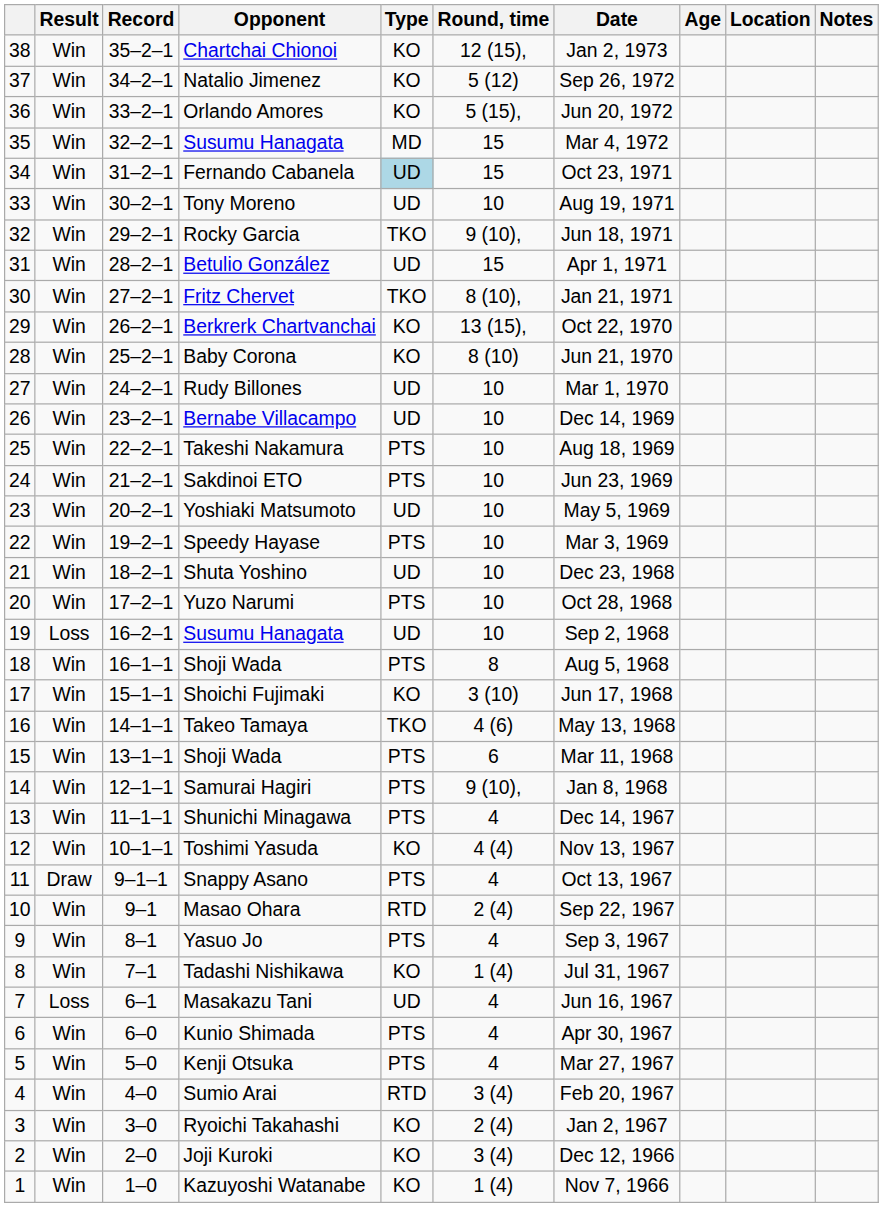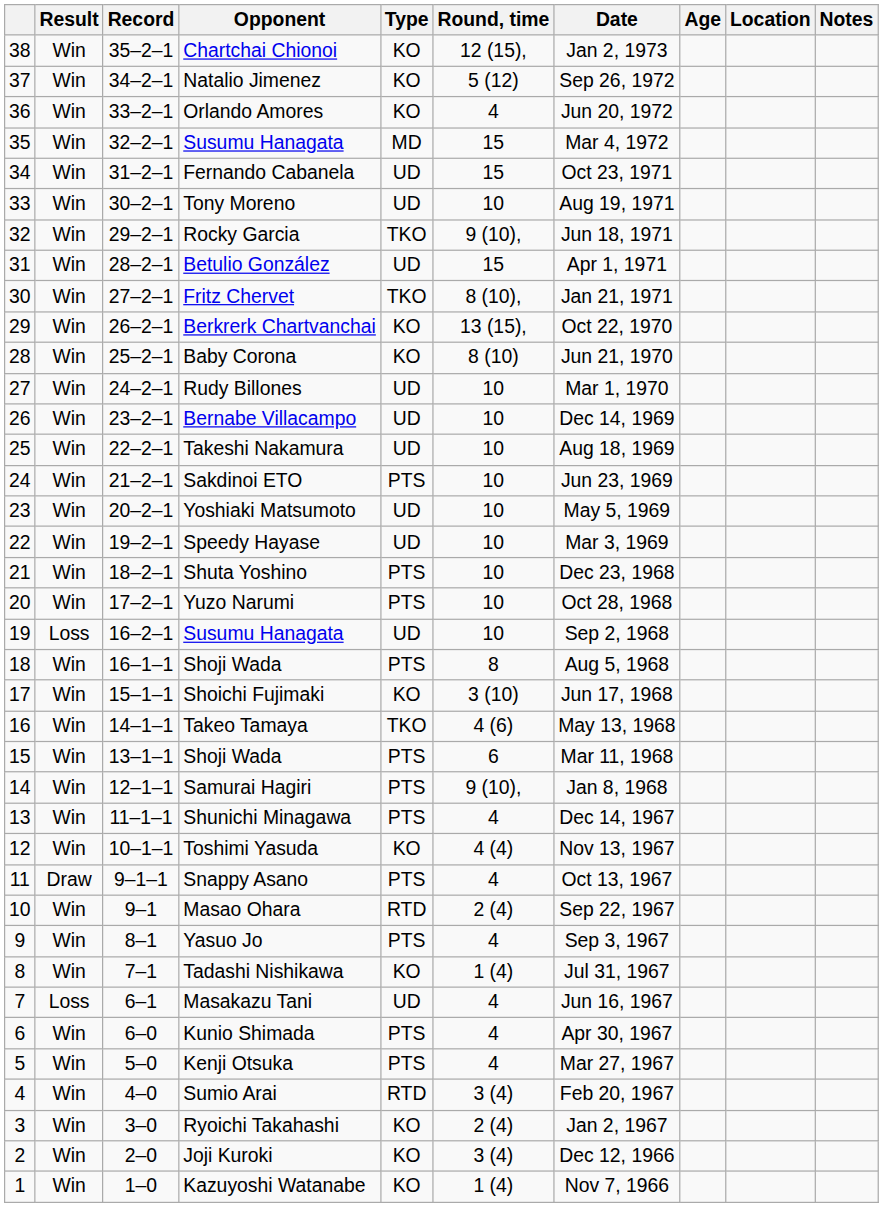(493, 111) 5 (15), -> (493, 111) 4
(407, 173) lightblue background -> (407, 173) no background
(407, 449) PTS -> (407, 449) UD
(407, 541) PTS -> (407, 541) UD
(407, 572) UD -> (407, 572) PTS
